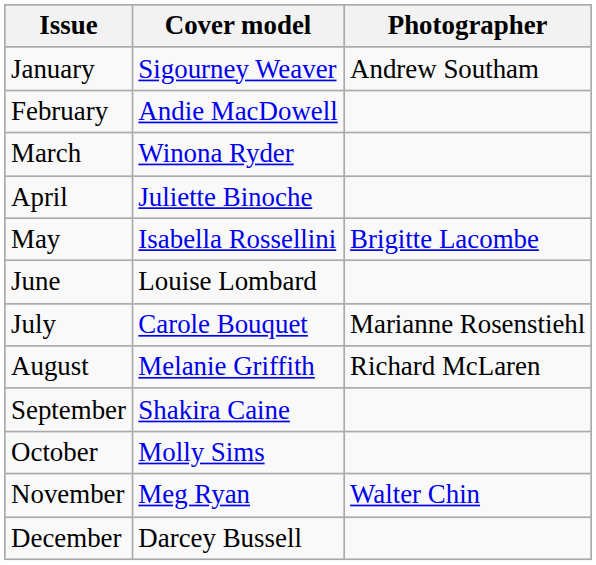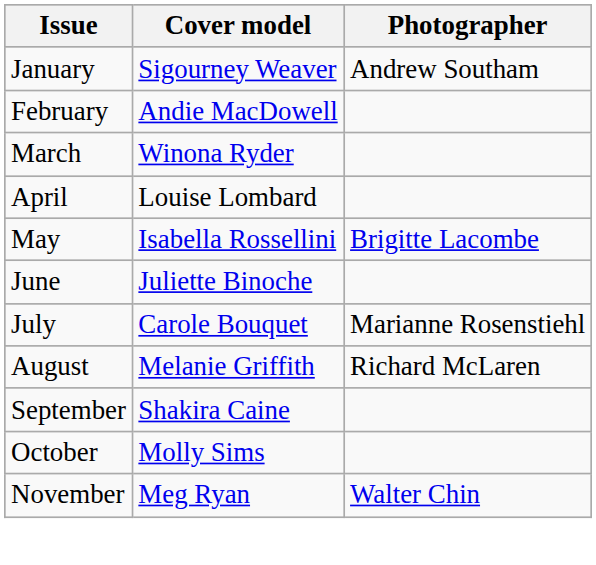(225, 196) Juliette Binoche -> (228, 196) Louise Lombard
(228, 281) Louise Lombard -> (225, 281) Juliette Binoche
- row: (66, 537)
